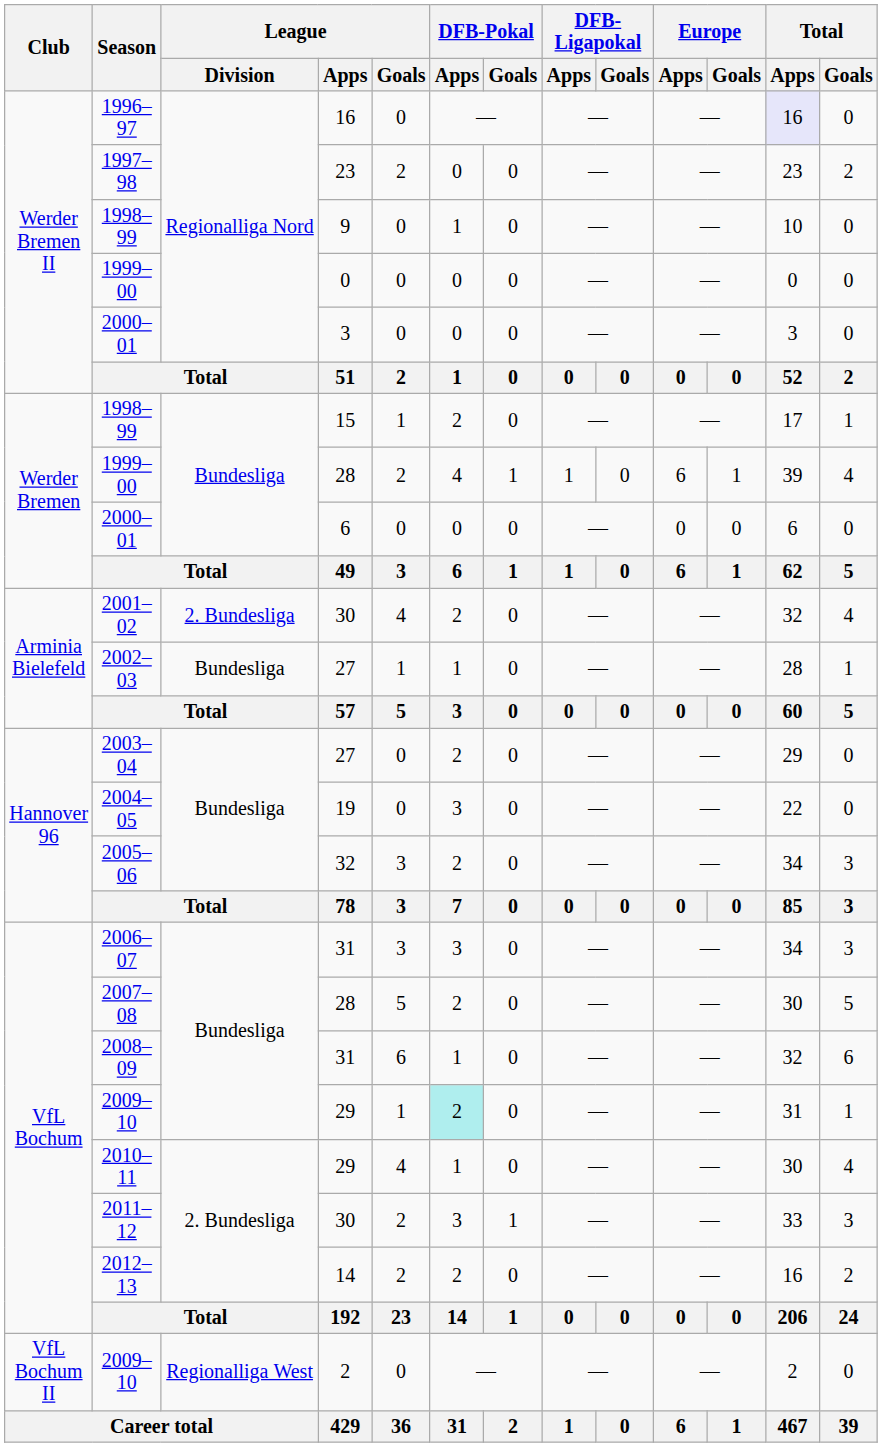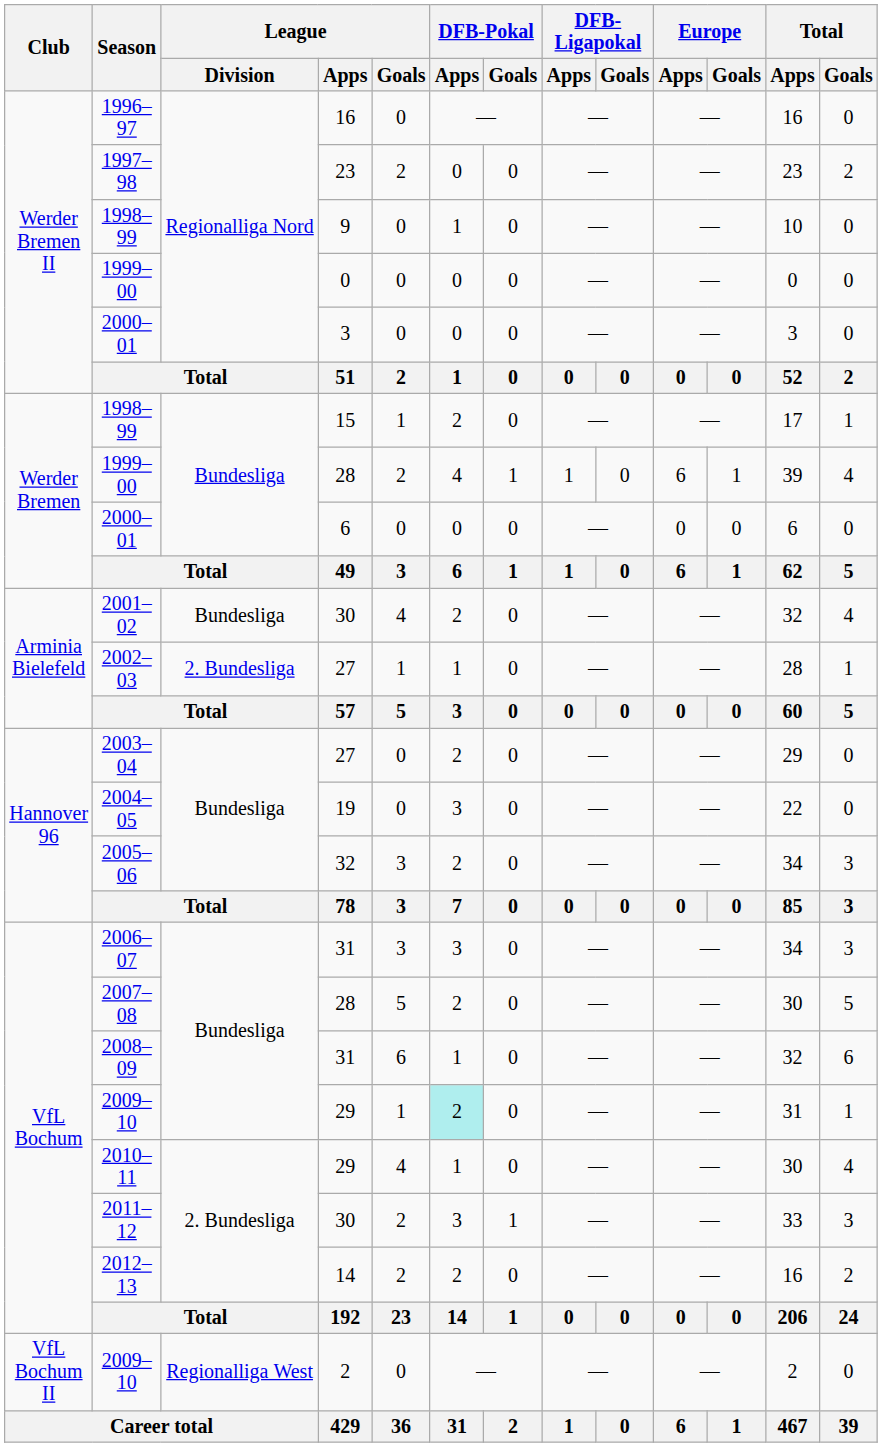(792, 117) lavender background -> (792, 117) no background
(240, 614) 2. Bundesliga -> (240, 614) Bundesliga
(240, 668) Bundesliga -> (240, 668) 2. Bundesliga
